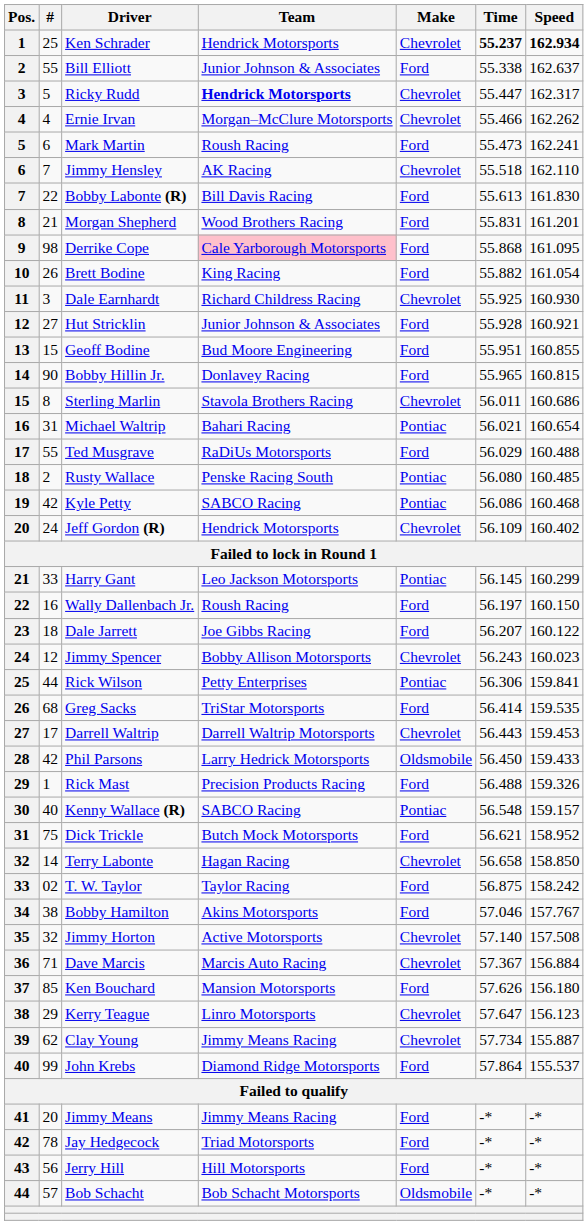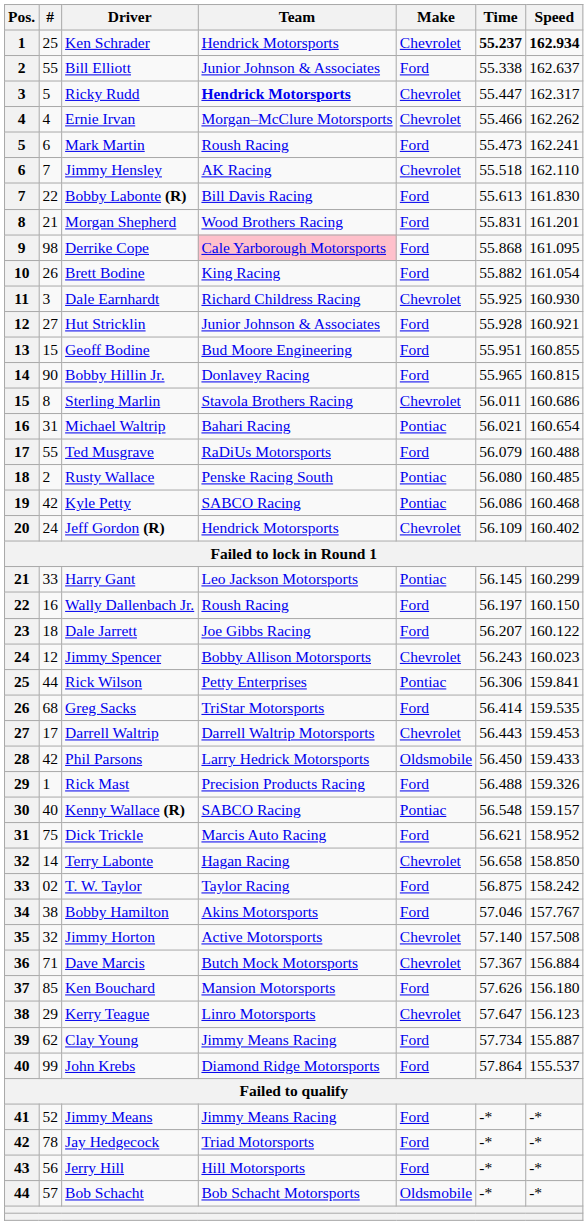(501, 452) 56.029 -> (501, 452) 56.079
(280, 835) Butch Mock Motorsports -> (264, 835) Marcis Auto Racing
(264, 963) Marcis Auto Racing -> (280, 963) Butch Mock Motorsports
(430, 1040) Chevrolet -> (414, 1040) Ford
(50, 1116) 20 -> (50, 1116) 52
